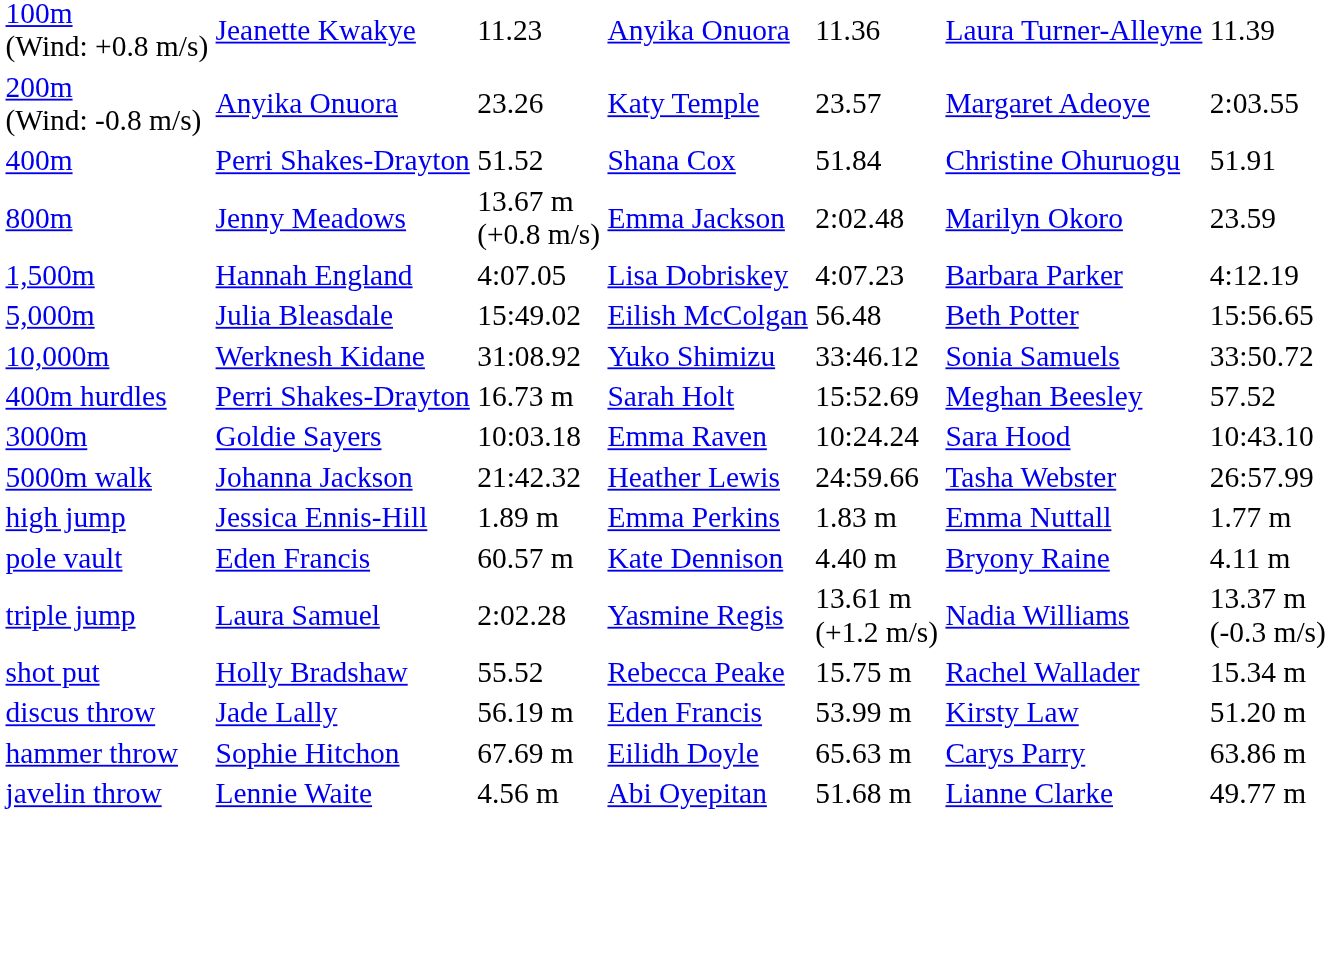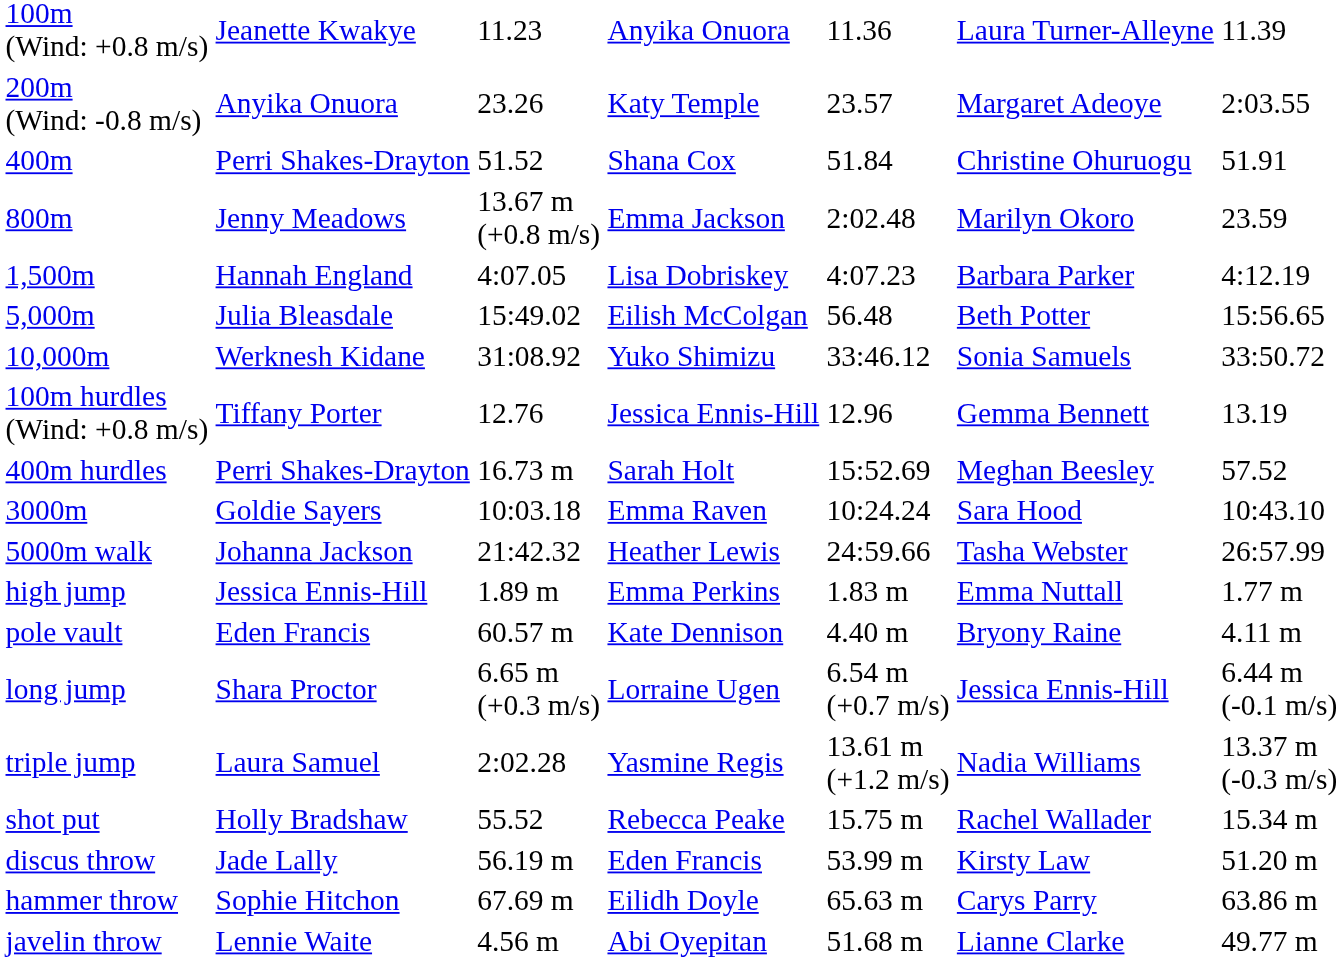+ row: (107, 412)
+ row: (66, 688)
